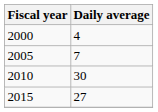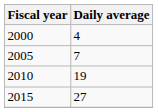(80, 76) 30 -> (80, 76) 19
